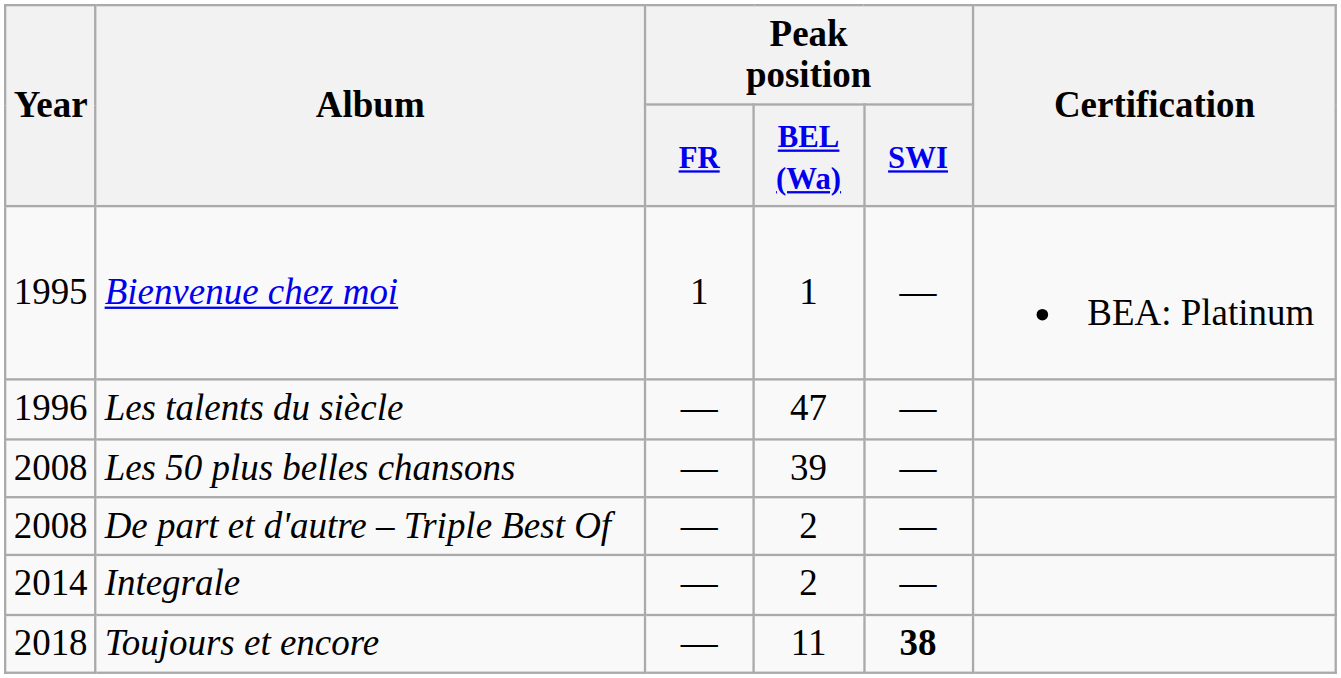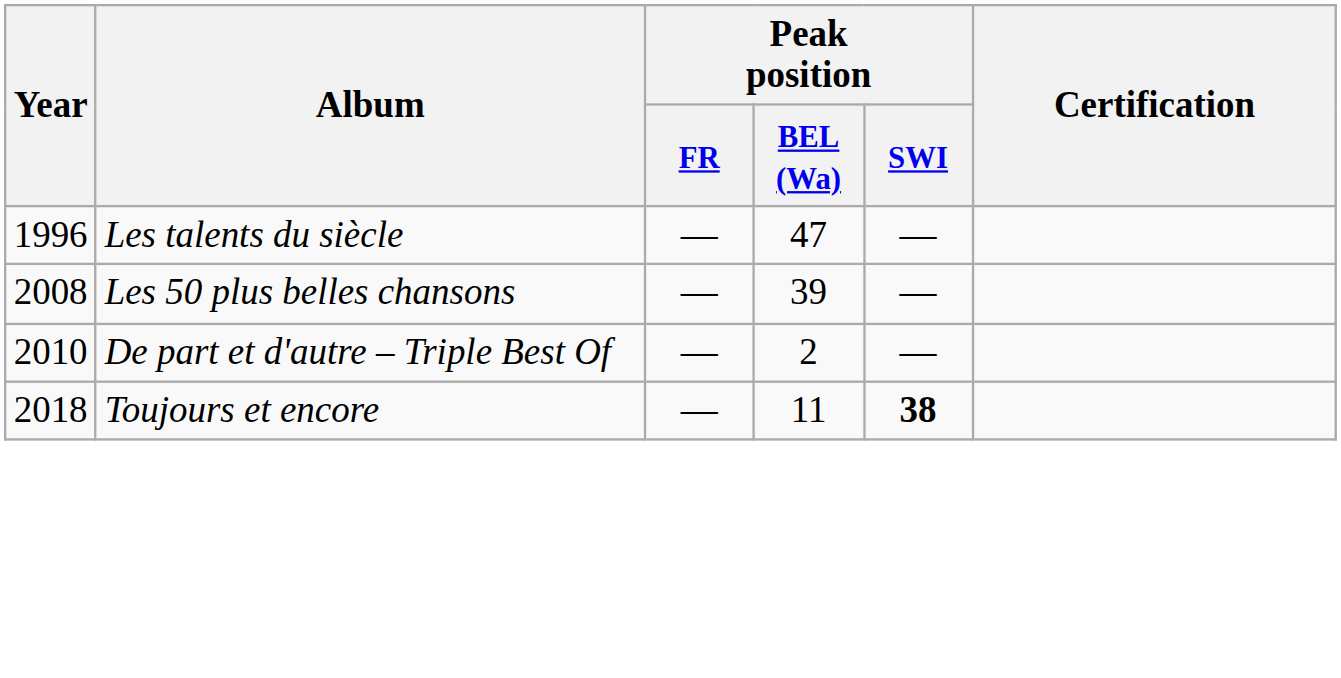- row: (251, 291)
(51, 525) 2008 -> (51, 351) 2010
- row: (172, 584)
